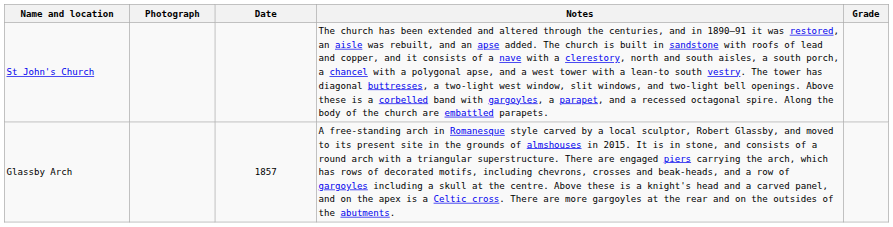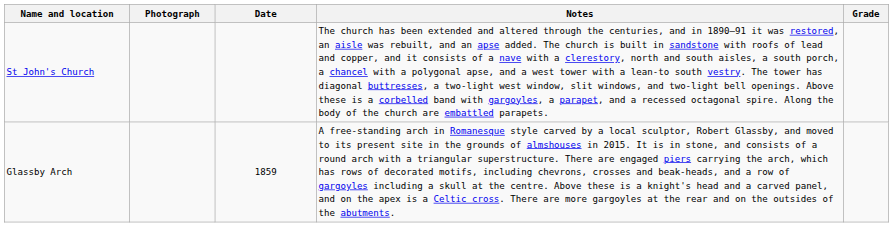(266, 172) 1857 -> (266, 172) 1859
